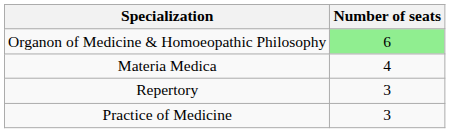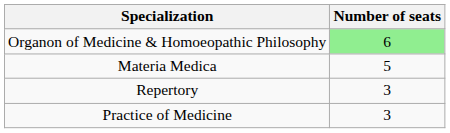(387, 66) 4 -> (387, 66) 5
